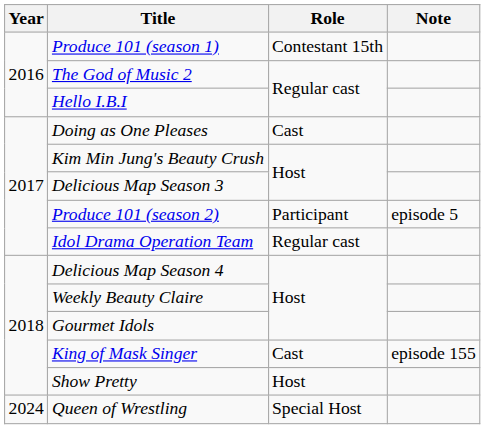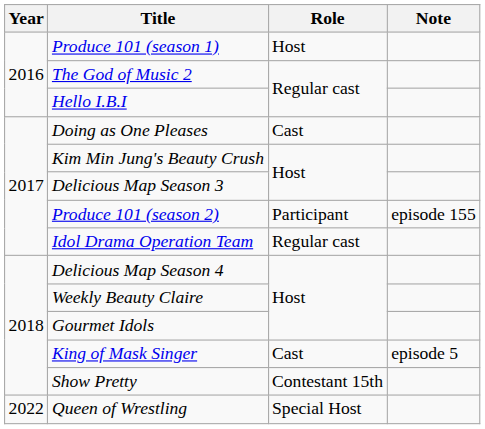(328, 46) Contestant 15th -> (289, 46) Host
(425, 213) episode 5 -> (433, 213) episode 155
(433, 353) episode 155 -> (425, 353) episode 5
(289, 381) Host -> (328, 381) Contestant 15th
(26, 409) 2024 -> (26, 409) 2022
